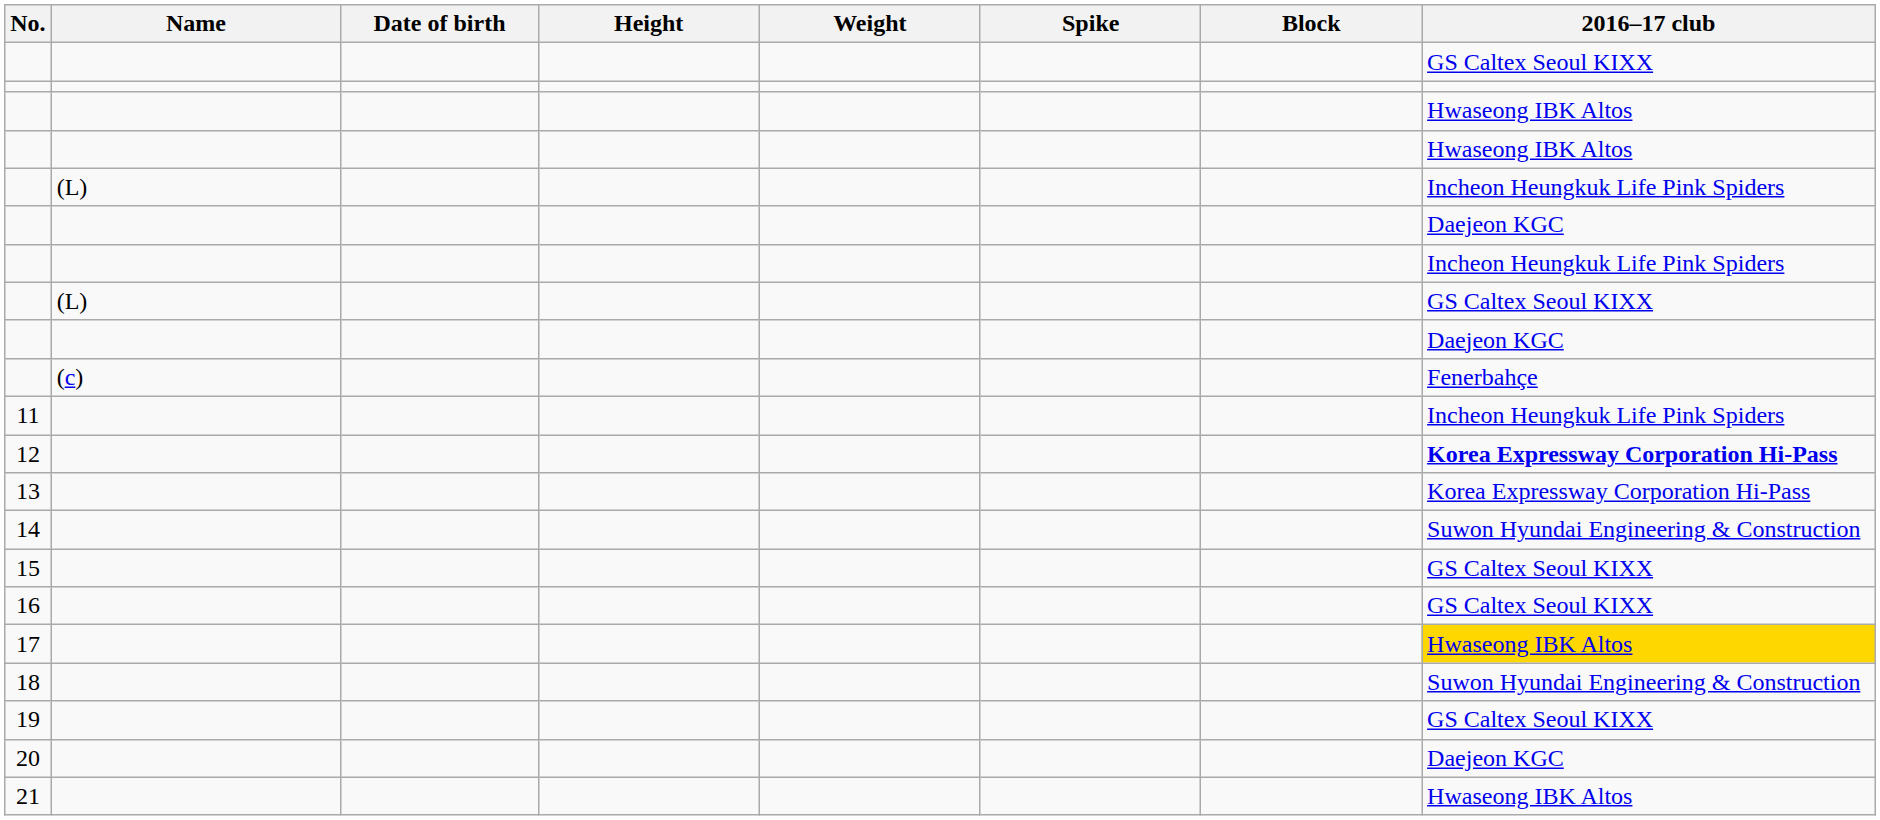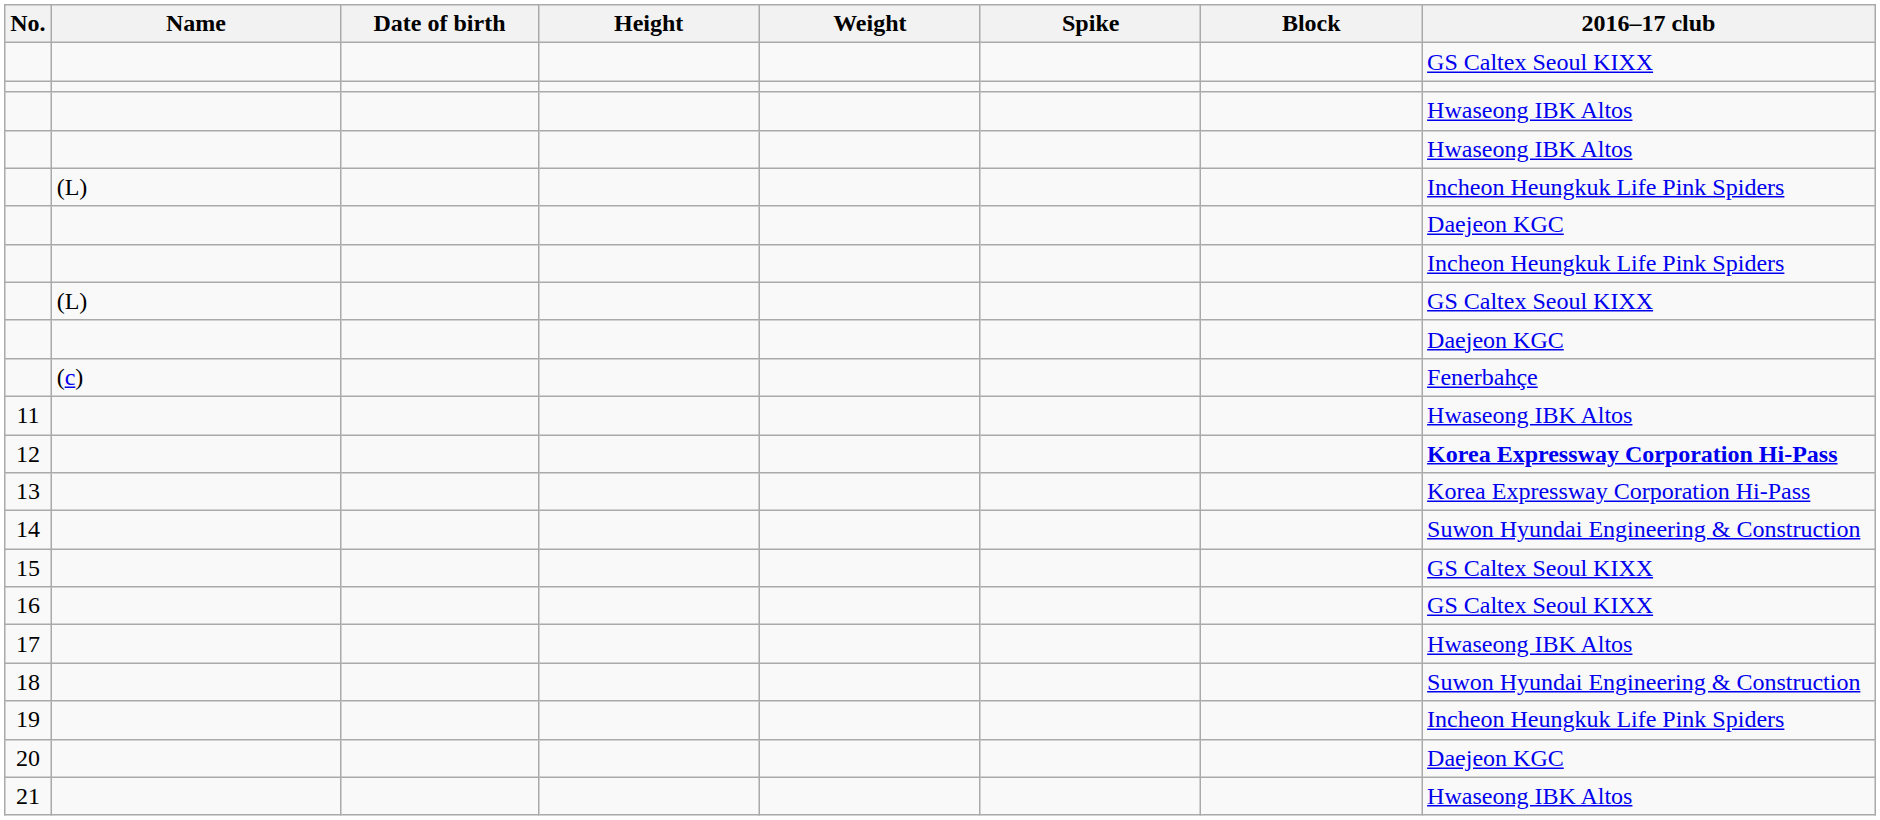(1606, 415) Incheon Heungkuk Life Pink Spiders -> (1530, 415) Hwaseong IBK Altos
(1530, 643) gold background -> (1530, 643) no background
(1540, 719) GS Caltex Seoul KIXX -> (1606, 719) Incheon Heungkuk Life Pink Spiders
